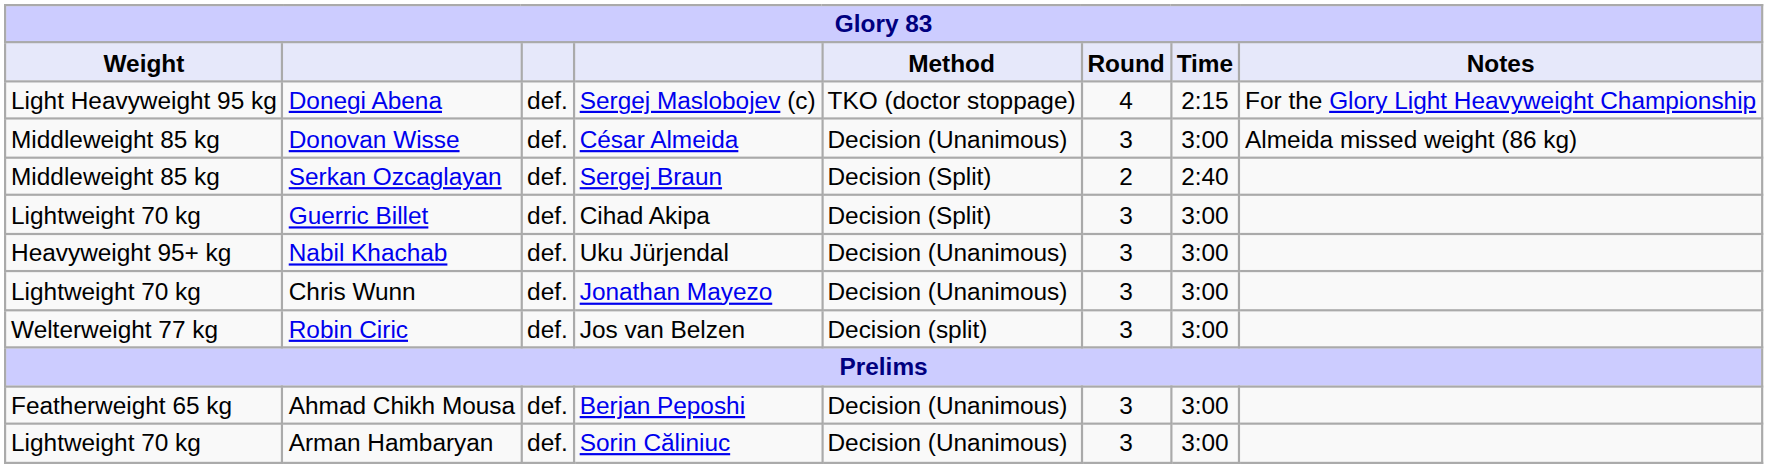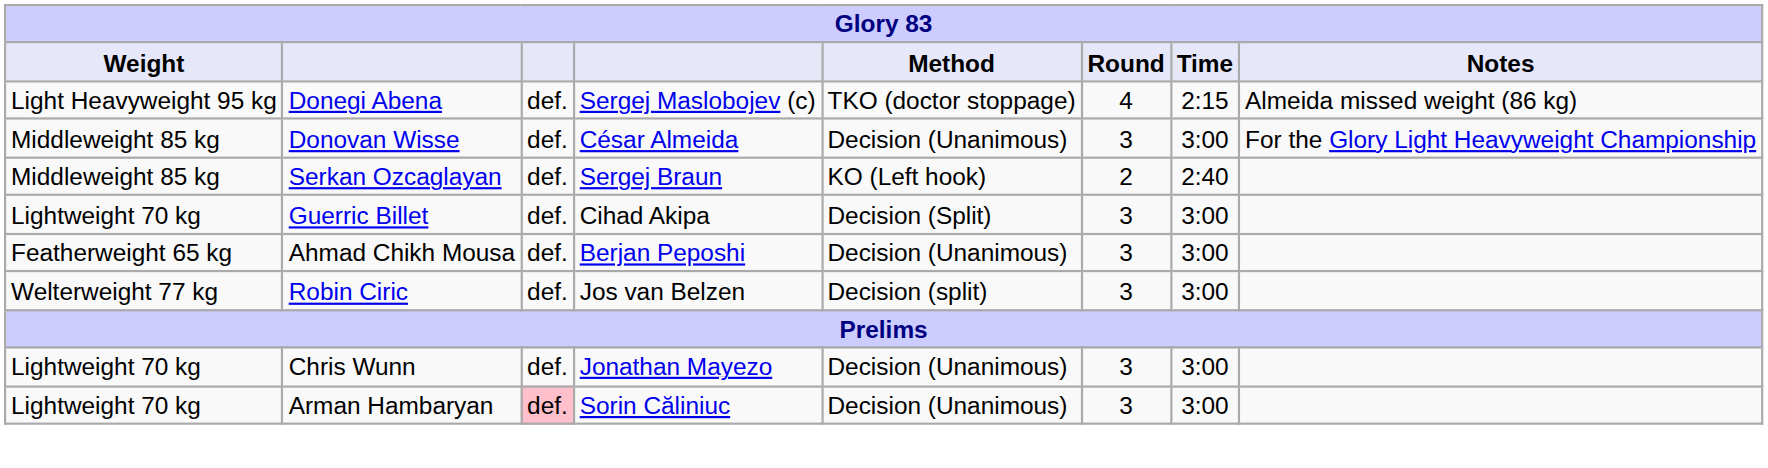(1501, 100) For the Glory Light Heavyweight Championship -> (1411, 100) Almeida missed weight (86 kg)
(1411, 139) Almeida missed weight (86 kg) -> (1501, 139) For the Glory Light Heavyweight Championship
(910, 177) Decision (Split) -> (907, 177) KO (Left hook)
- row: (368, 253)
rows swapped: (402, 405) <-> (352, 291)
(547, 443) no background -> (547, 405) pink background
